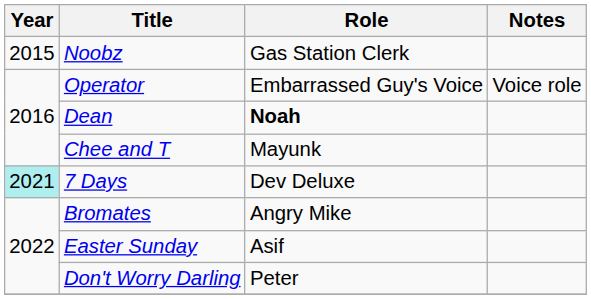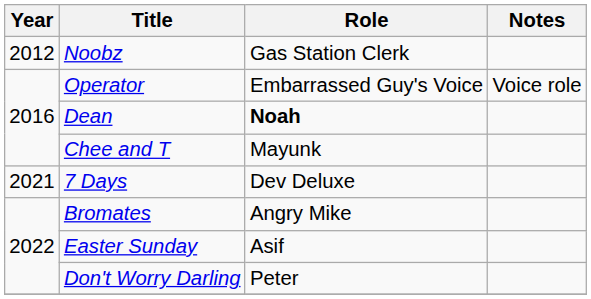(32, 52) 2015 -> (32, 52) 2012
(32, 181) paleturquoise background -> (32, 181) no background
